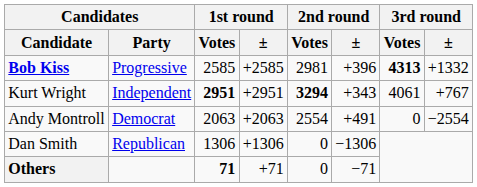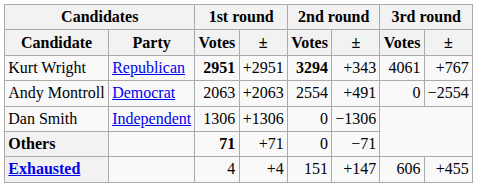- row: (39, 67)
(152, 93) Independent -> (149, 67) Republican
(149, 144) Republican -> (152, 118) Independent
+ row: (44, 169)
